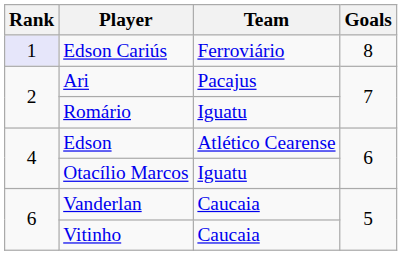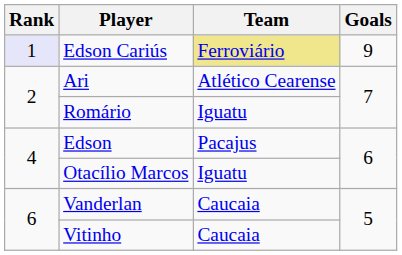(241, 50) no background -> (241, 50) khaki background
(368, 50) 8 -> (368, 50) 9
(227, 81) Pacajus -> (266, 81) Atlético Cearense
(266, 142) Atlético Cearense -> (227, 142) Pacajus
